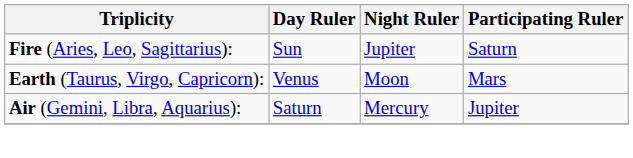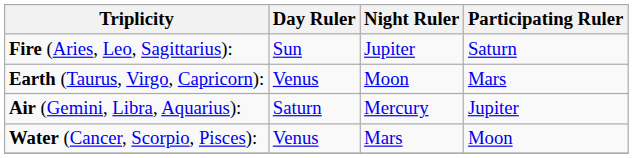+ row: (133, 138)
